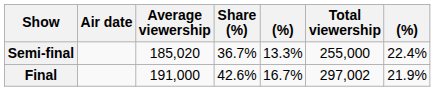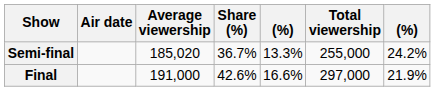(407, 53) 22.4% -> (407, 53) 24.2%
(283, 75) 16.7% -> (283, 75) 16.6%
(345, 75) 297,002 -> (345, 75) 297,000
